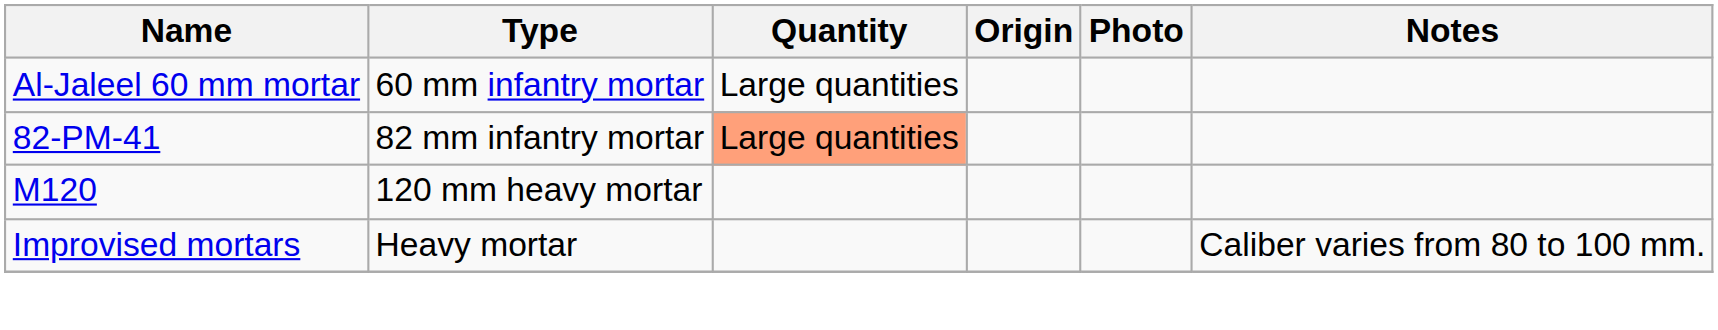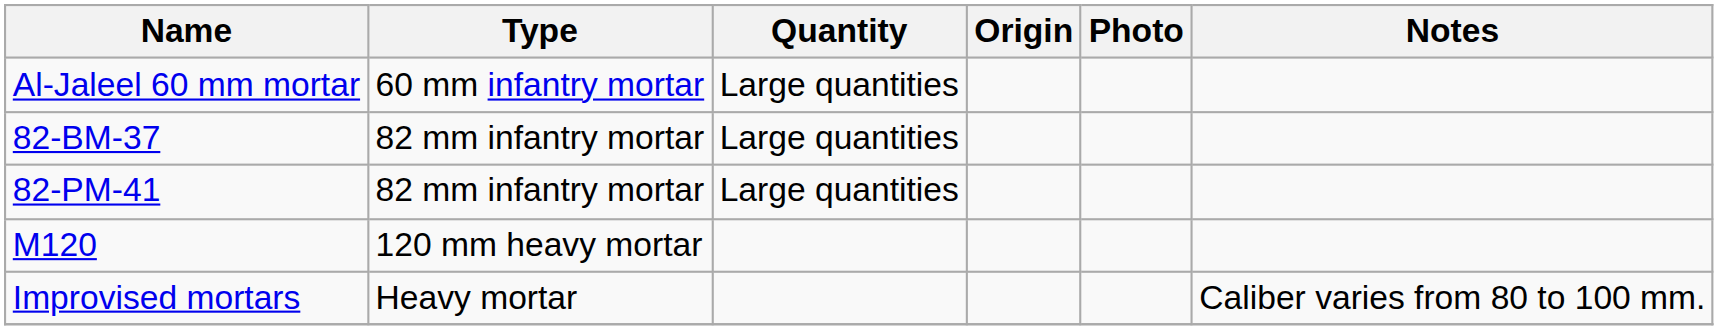+ row: (87, 137)
(839, 137) lightsalmon background -> (839, 191) no background
